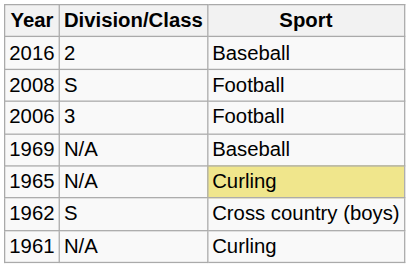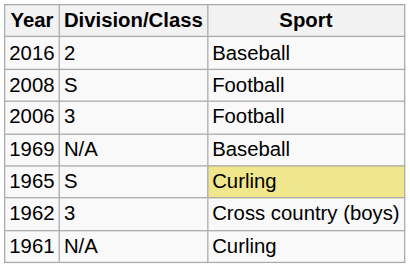(81, 181) N/A -> (71, 181) S
(71, 213) S -> (70, 213) 3
